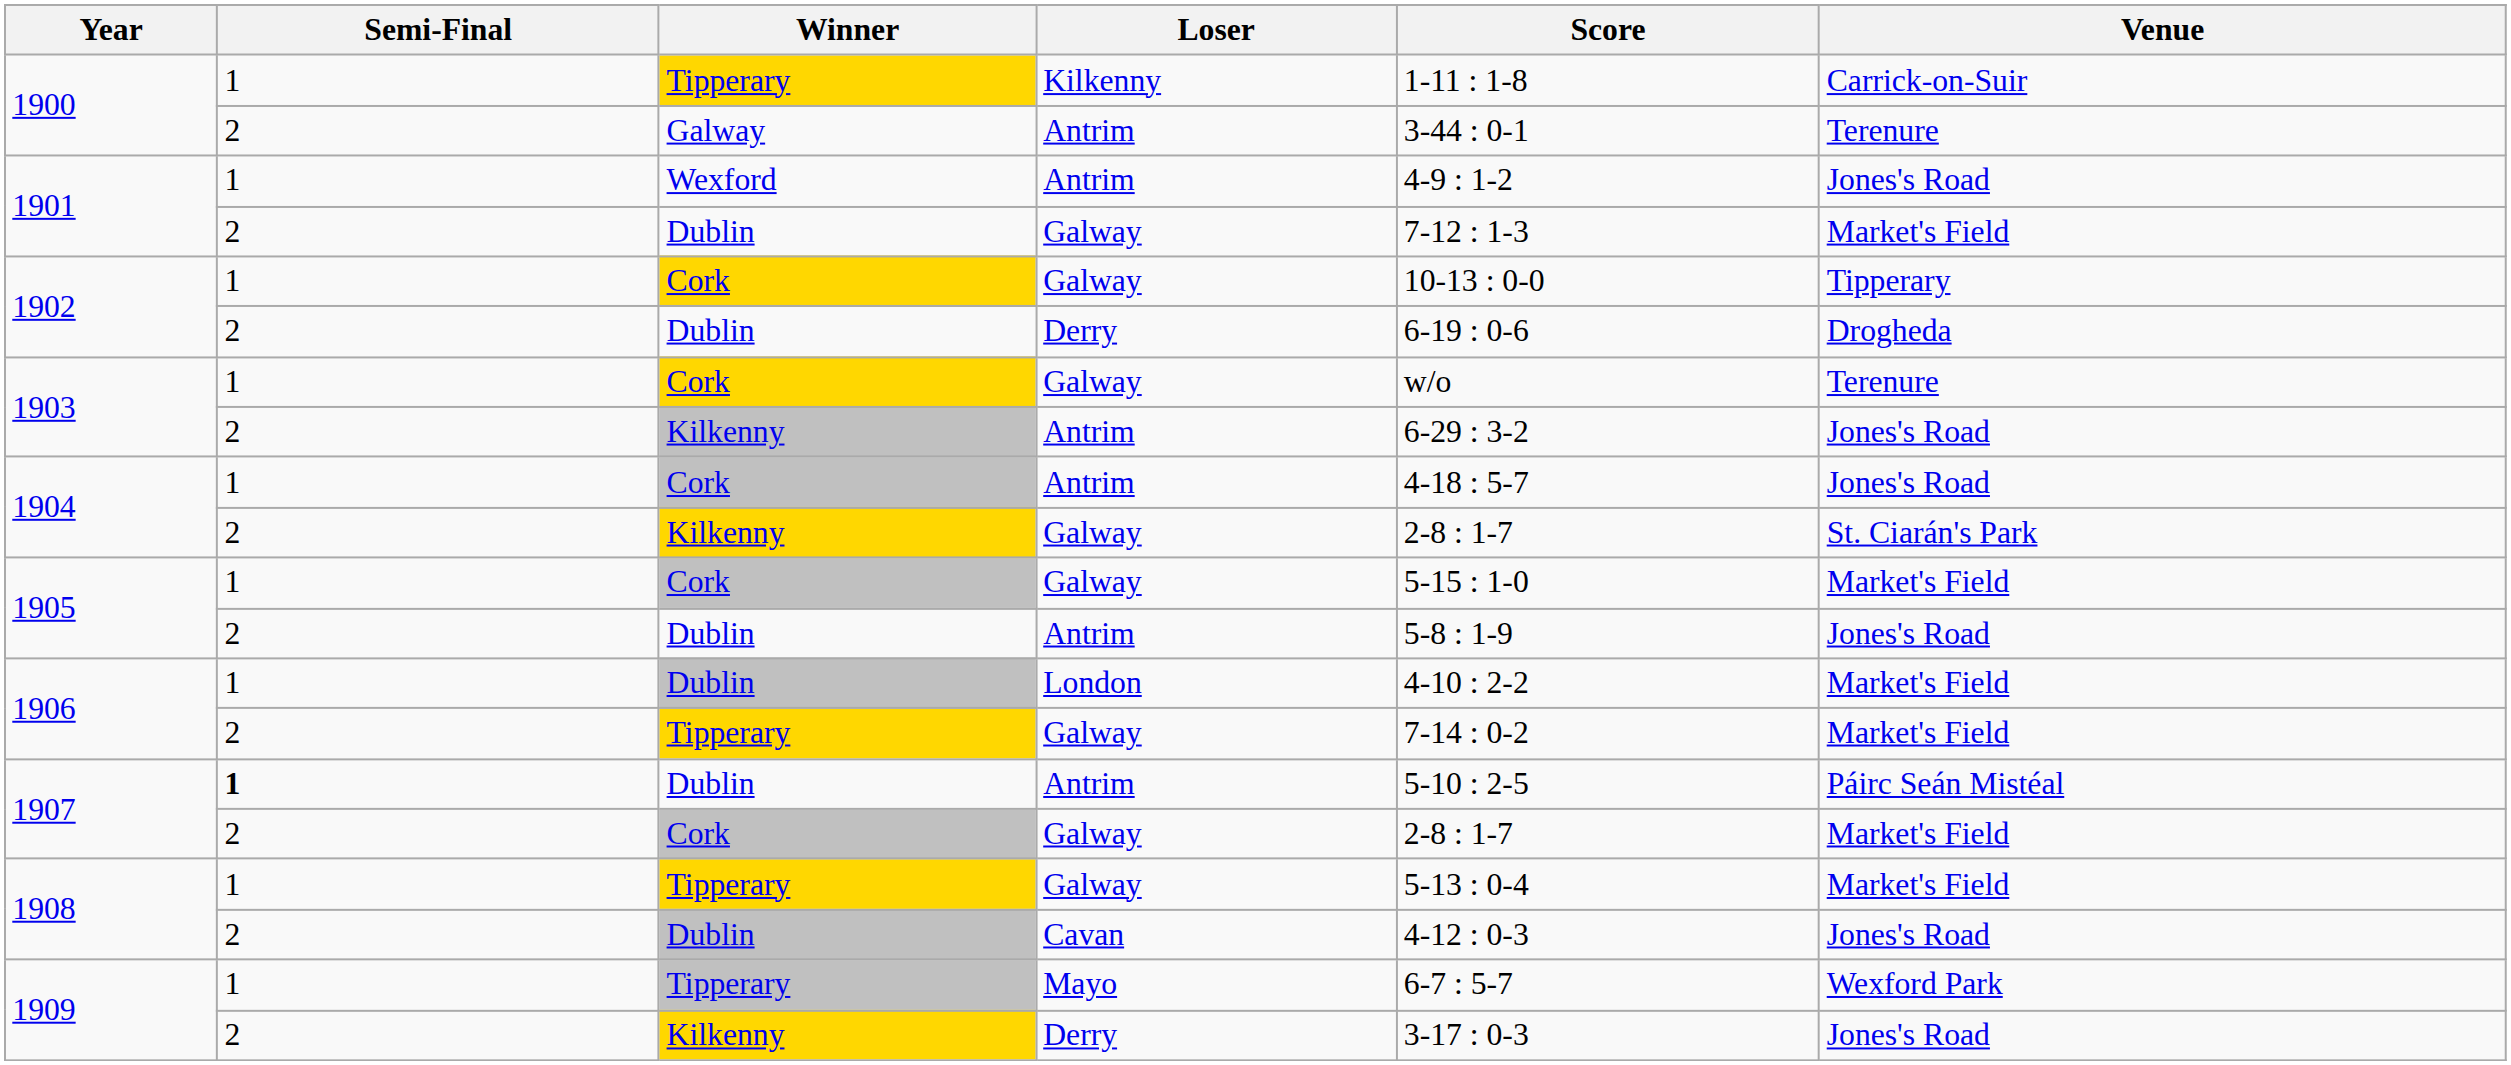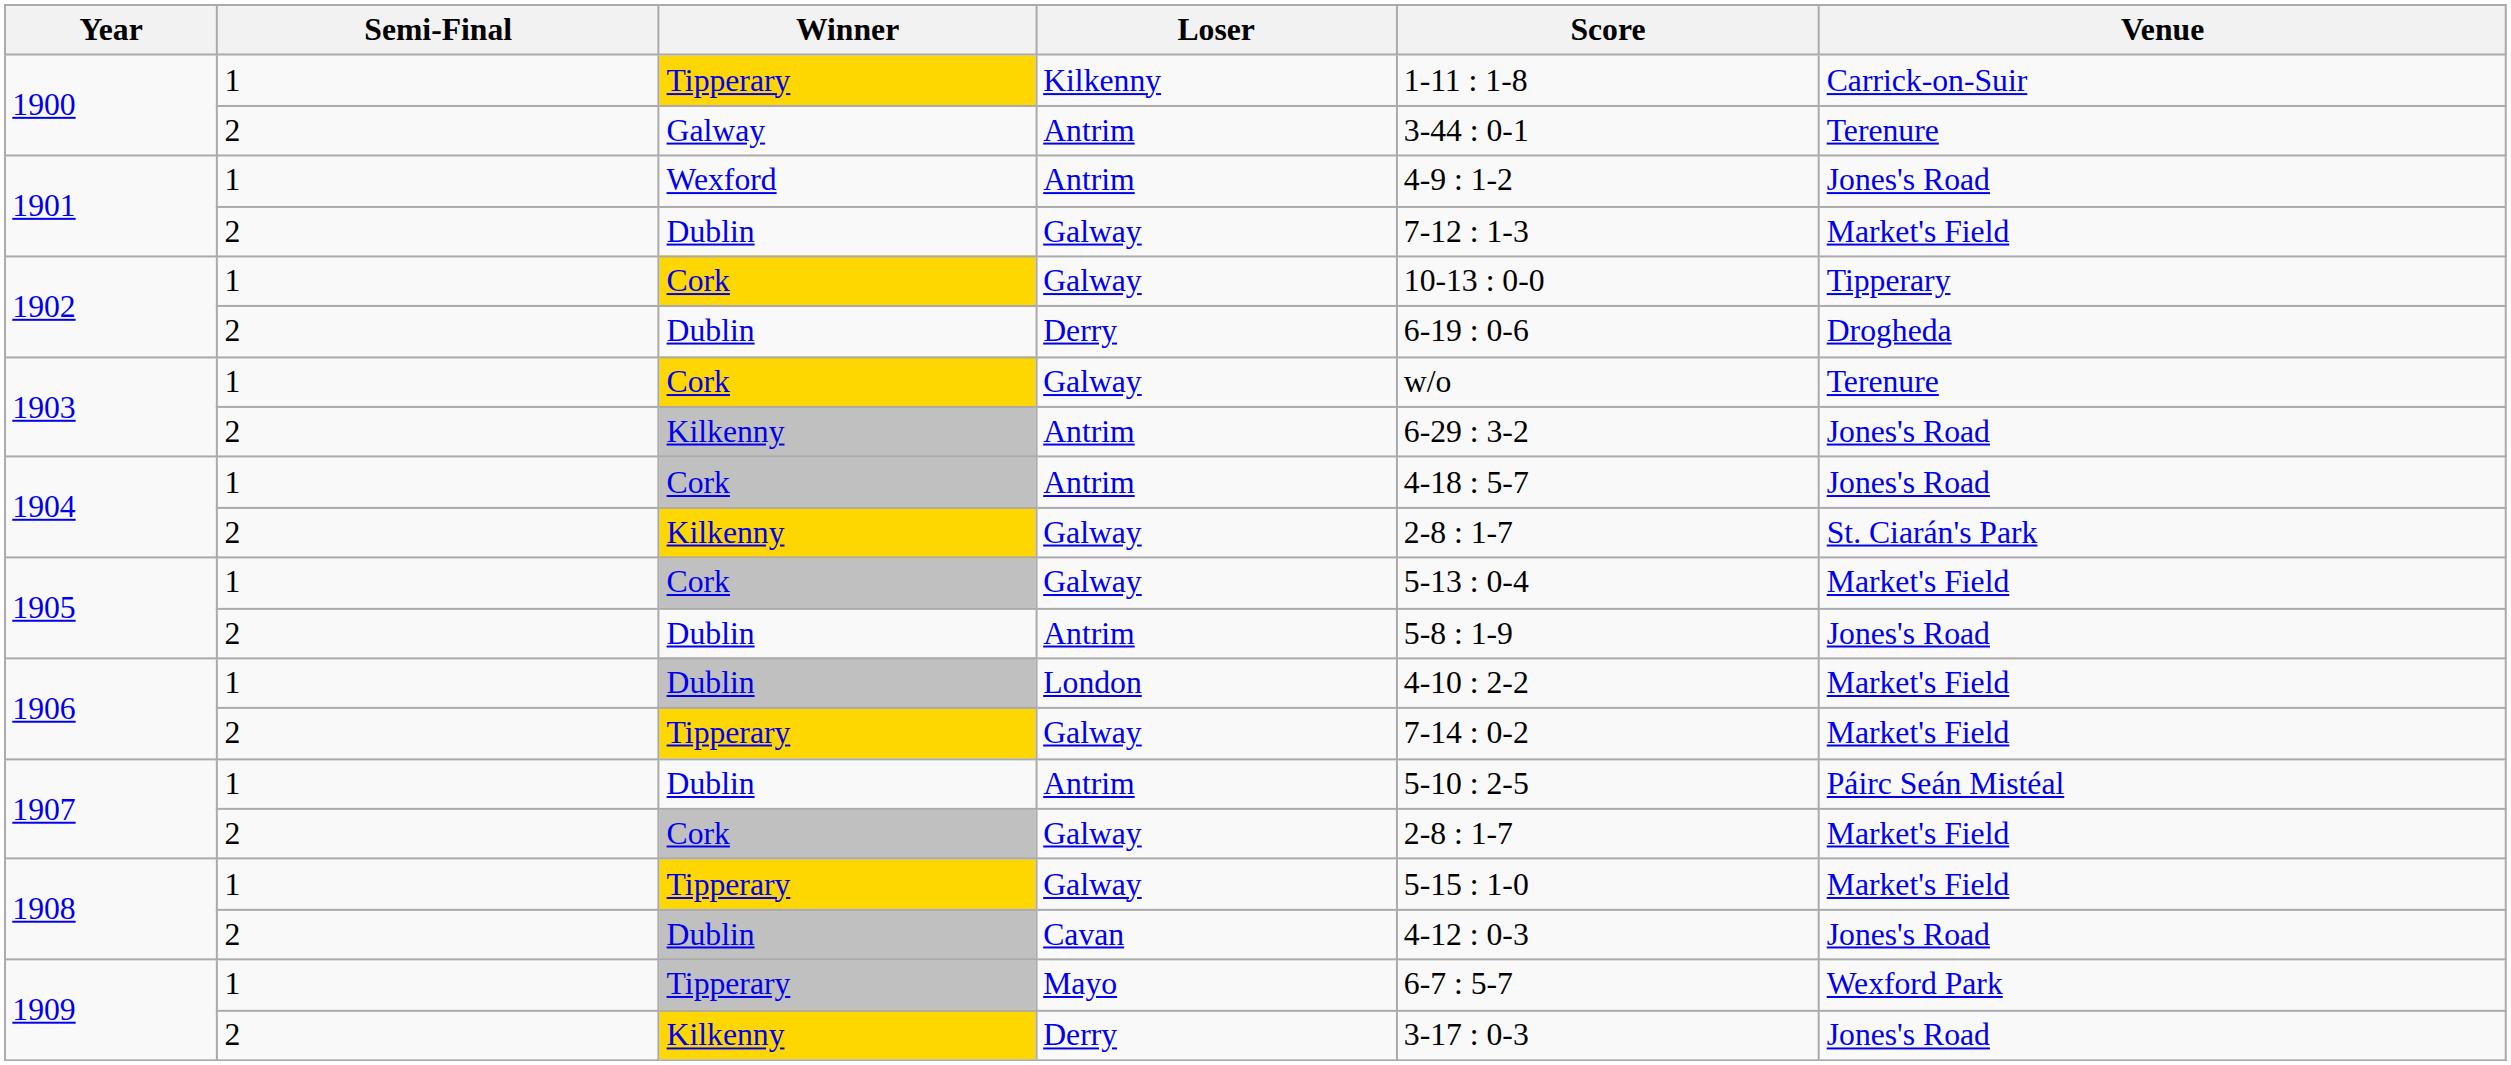(1466, 582) 5-15 : 1-0 -> (1466, 582) 5-13 : 0-4
(232, 783) bold -> (232, 783) normal
(1466, 883) 5-13 : 0-4 -> (1466, 883) 5-15 : 1-0
